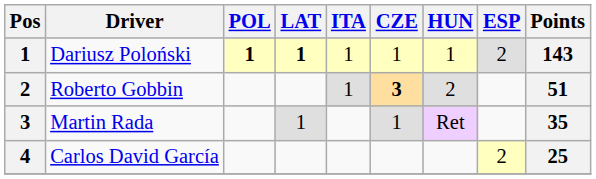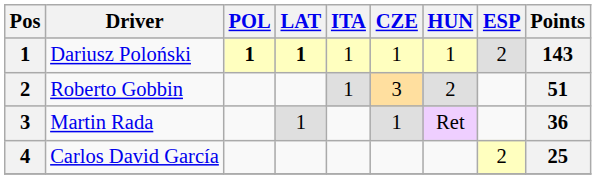(397, 88) bold -> (397, 88) normal
(558, 122) 35 -> (558, 122) 36
